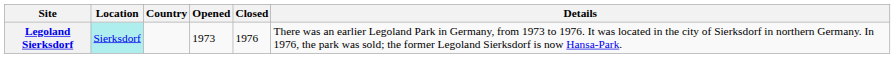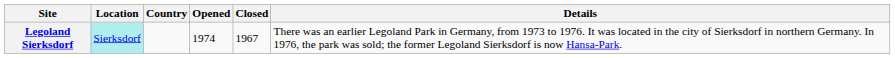(204, 37) 1973 -> (204, 37) 1974
(247, 37) 1976 -> (247, 37) 1967
